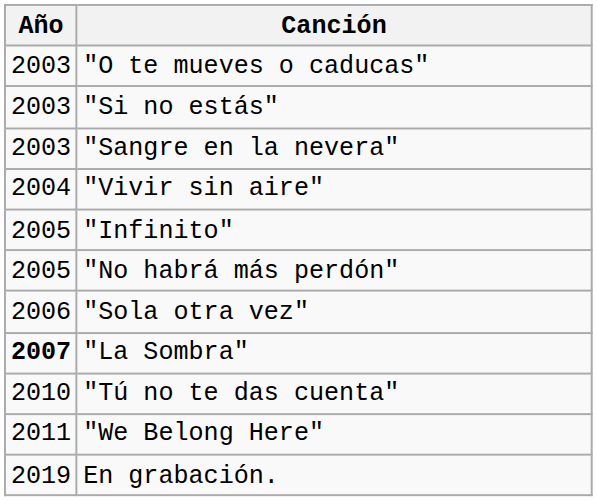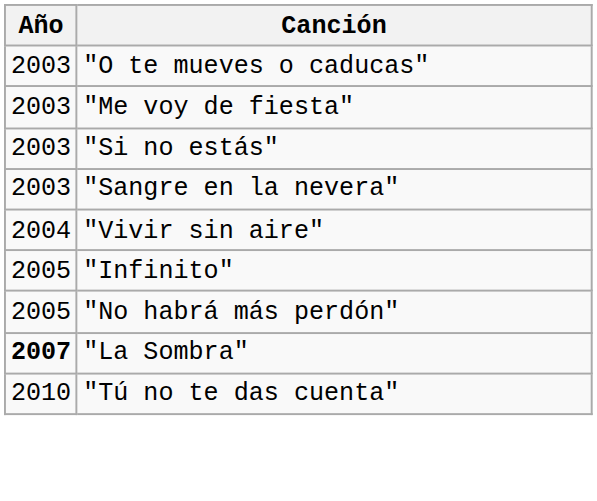+ row: (219, 107)
- row: (196, 312)
- row: (204, 434)
- row: (181, 475)
